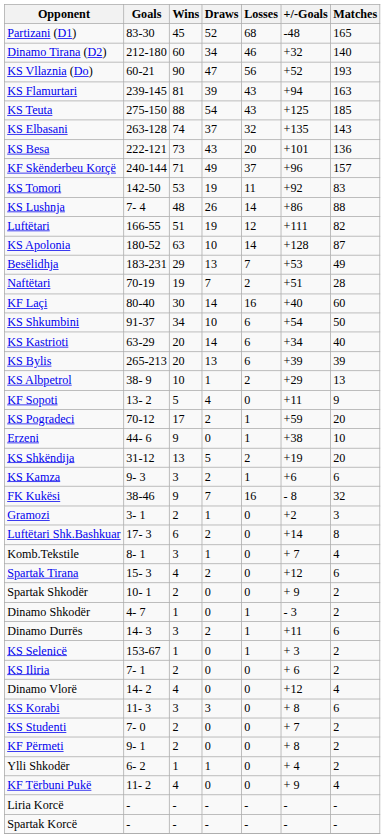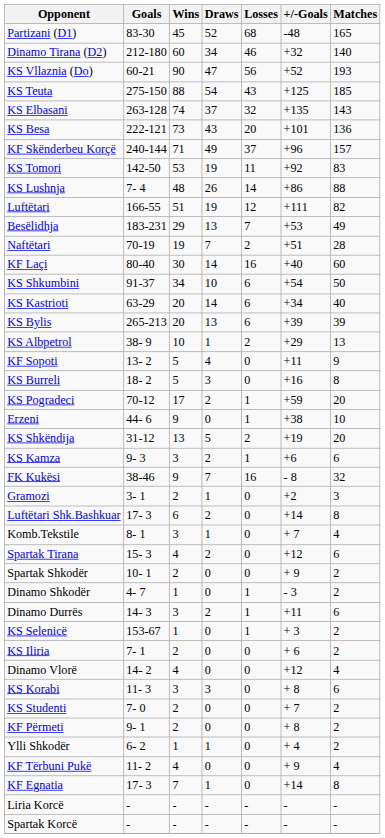- row: (42, 91)
- row: (39, 245)
+ row: (34, 380)
+ row: (35, 785)
